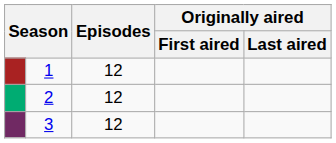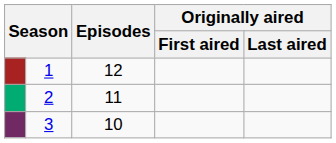(113, 97) 12 -> (113, 97) 11
(113, 124) 12 -> (113, 124) 10
